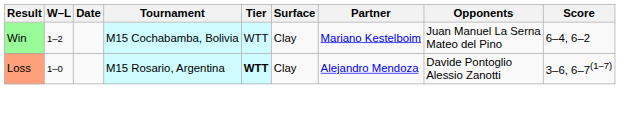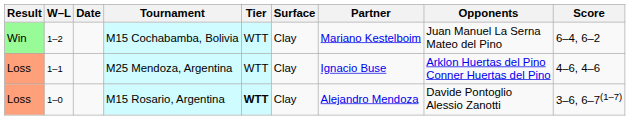+ row: (169, 68)
